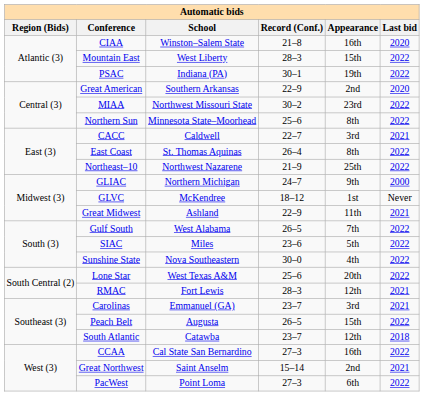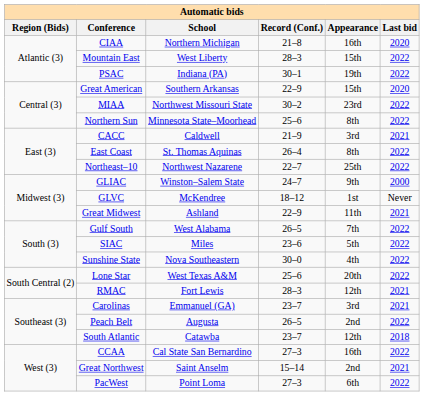(202, 43) Winston–Salem State -> (202, 43) Northern Michigan
(353, 89) 2nd -> (353, 89) 15th
(292, 136) 22–7 -> (292, 136) 21–9
(292, 167) 21–9 -> (292, 167) 22–7
(202, 182) Northern Michigan -> (202, 182) Winston–Salem State
(353, 321) 15th -> (353, 321) 2nd
